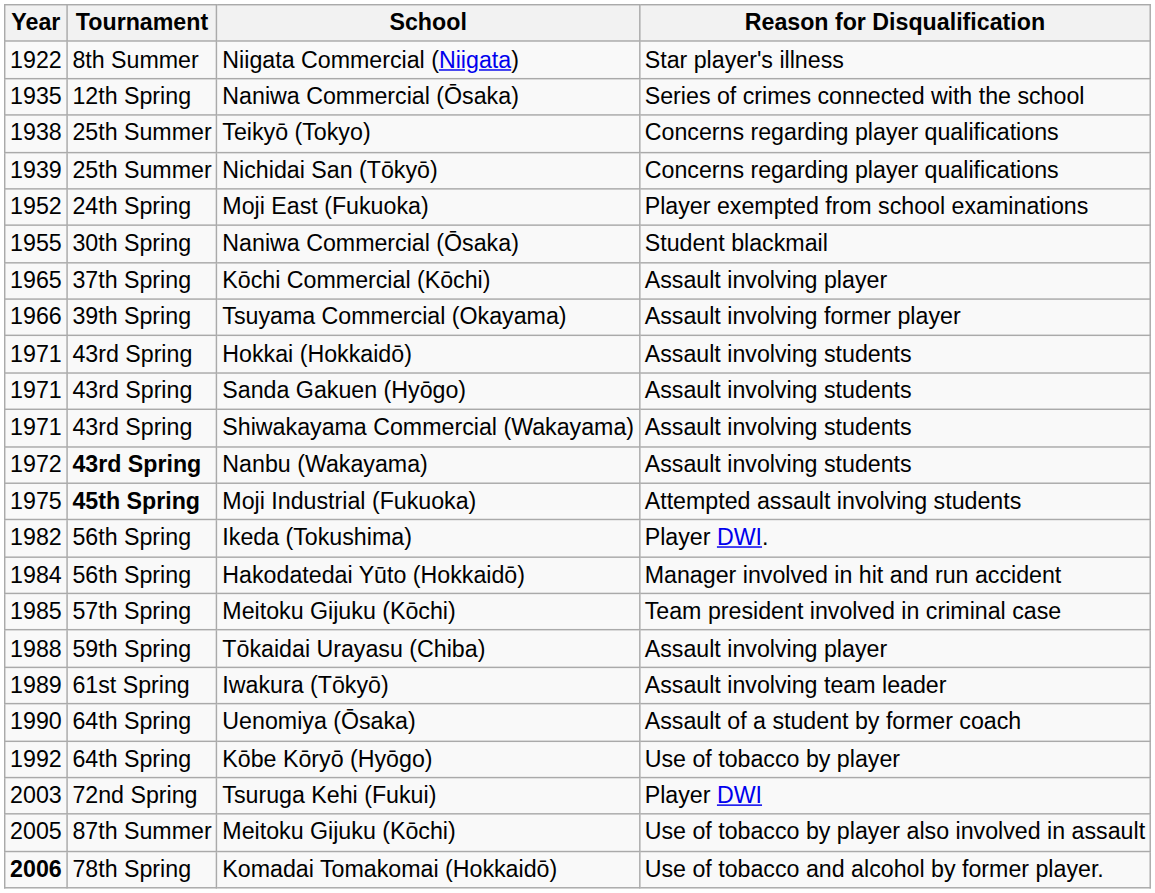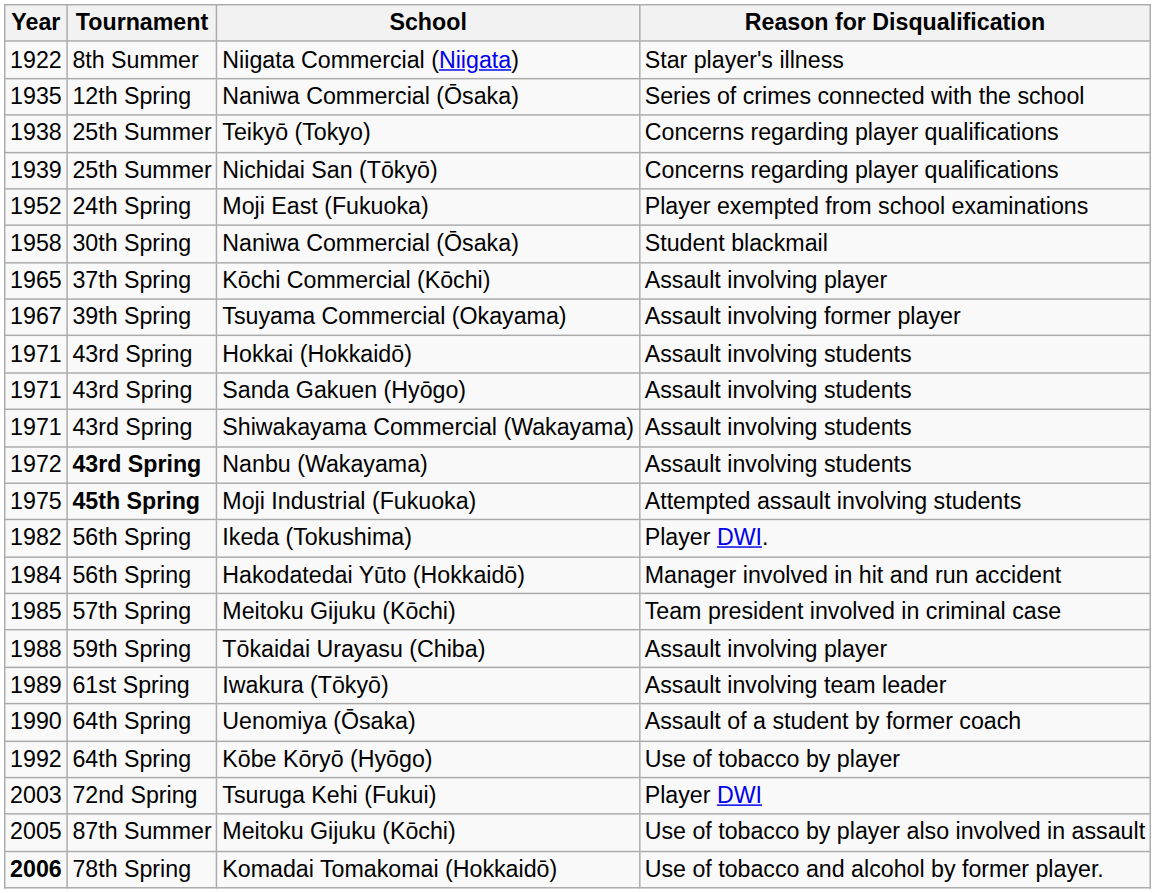(36, 243) 1955 -> (36, 243) 1958
(36, 317) 1966 -> (36, 317) 1967
